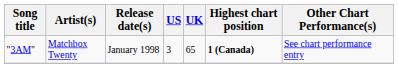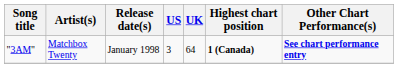(191, 49) 65 -> (191, 49) 64
(328, 49) normal -> (331, 49) bold
